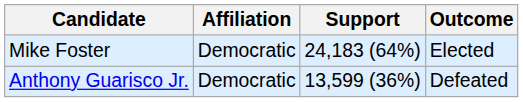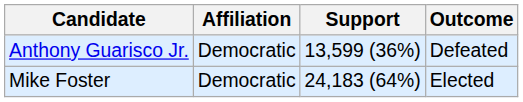rows swapped: (60, 50) <-> (99, 81)
